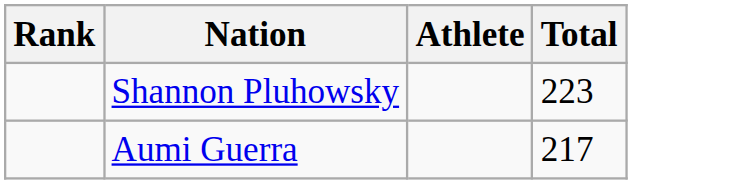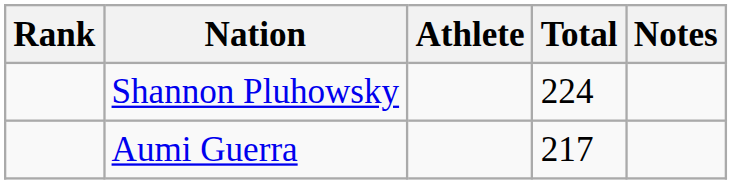+ column: (676, 33)
(567, 91) 223 -> (567, 91) 224
